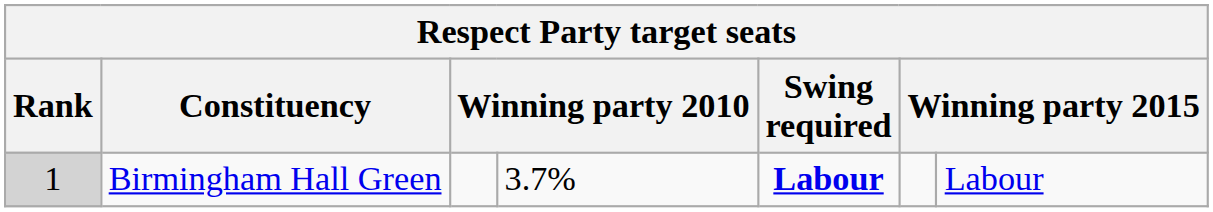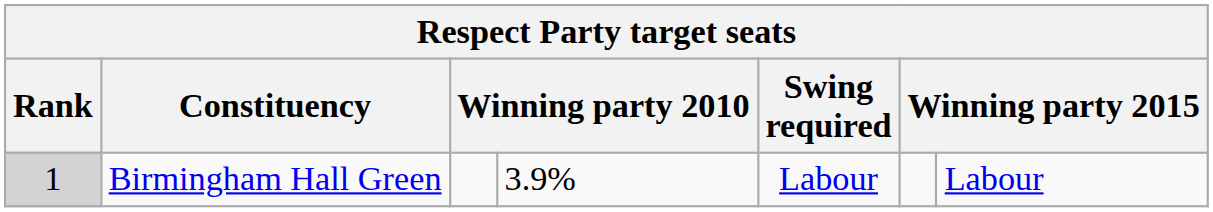(540, 178) 3.7% -> (540, 178) 3.9%
(829, 178) bold -> (829, 178) normal
